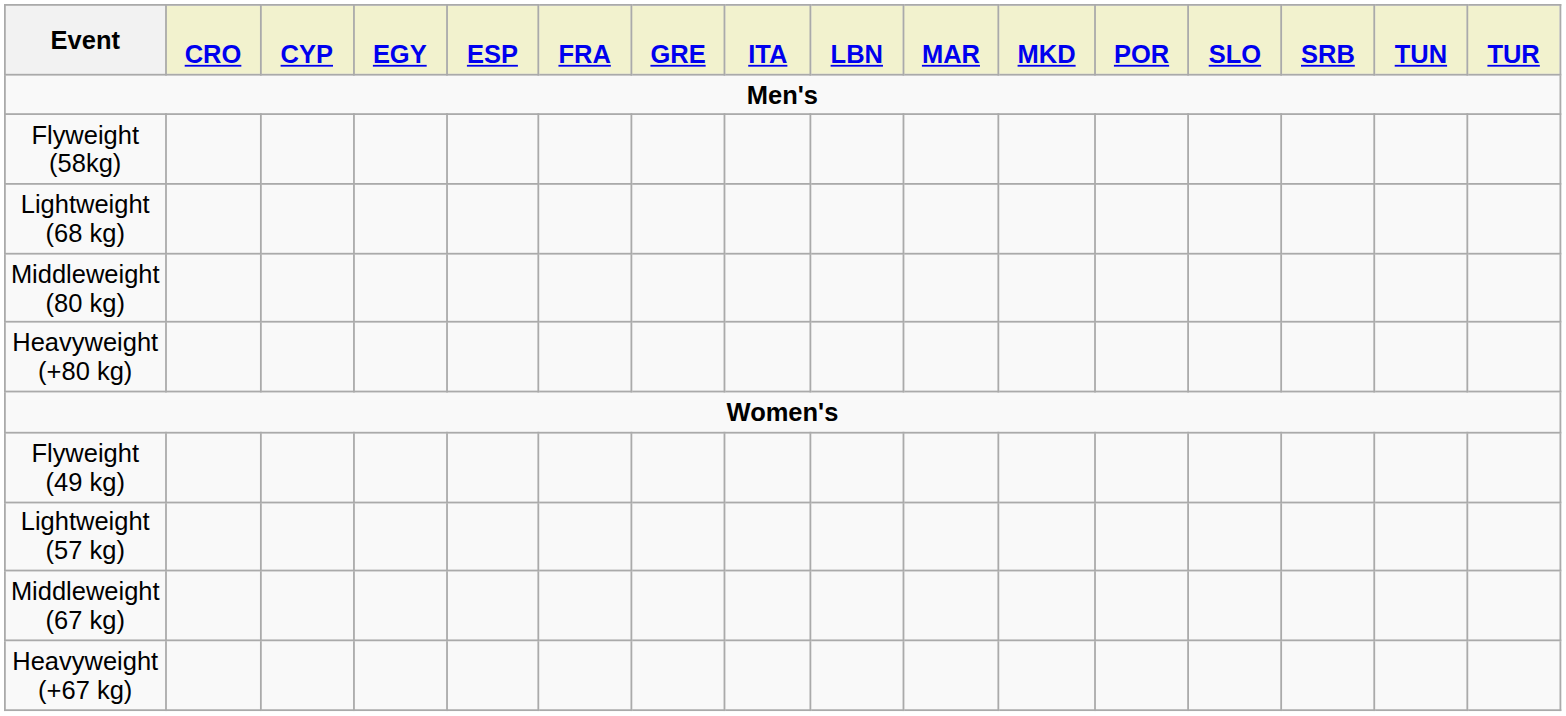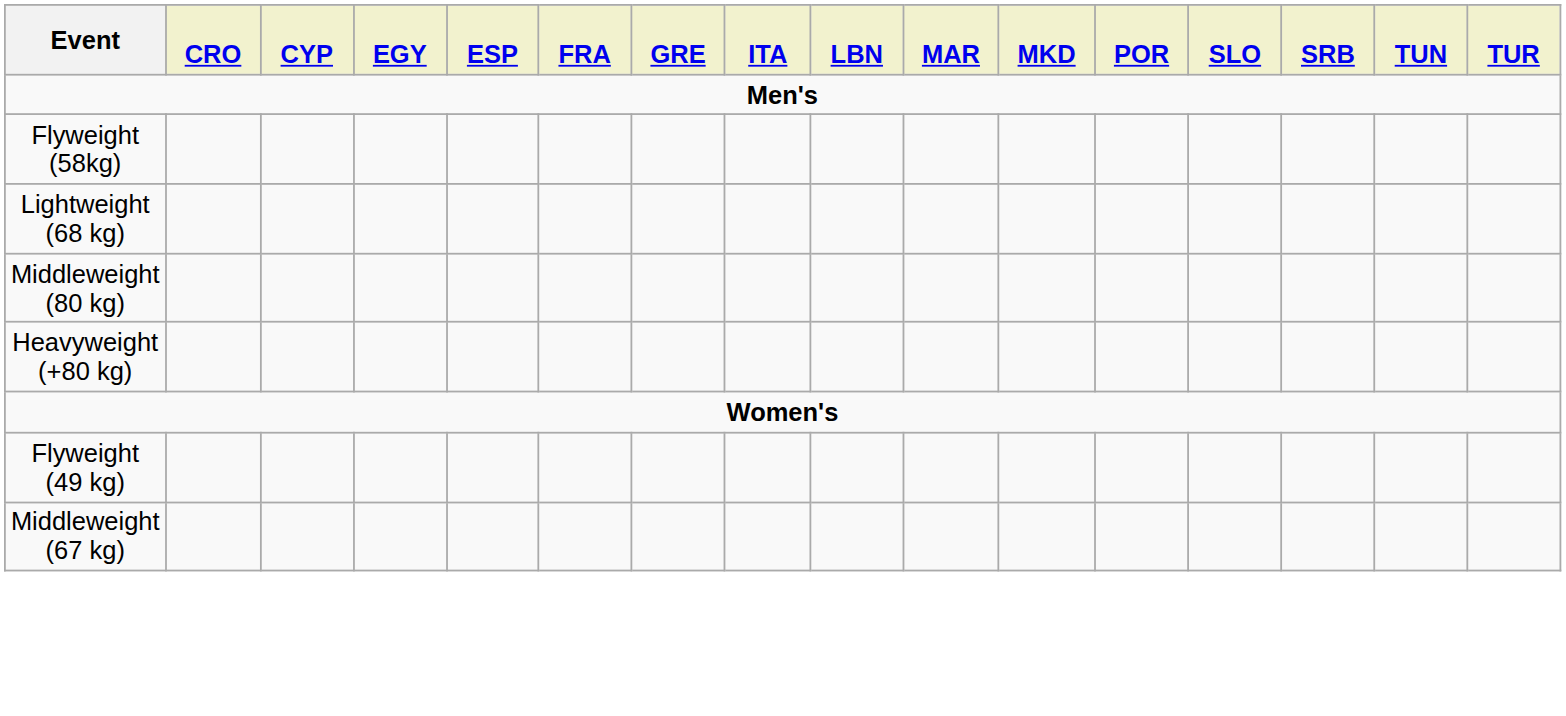- row: (85, 536)
- row: (85, 675)
